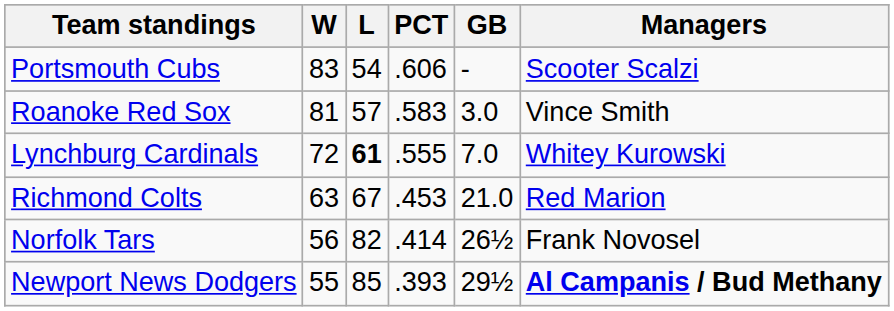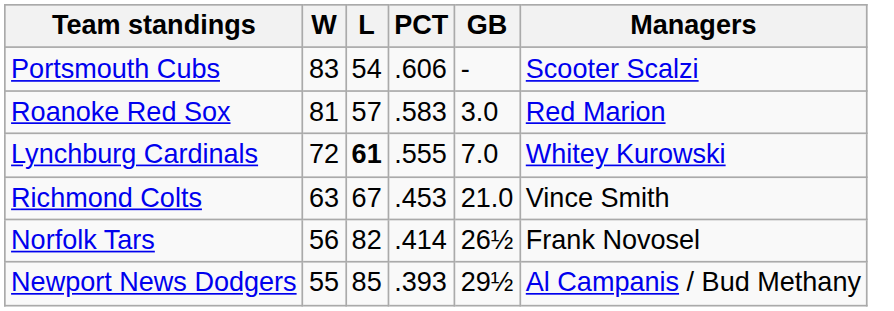(598, 111) Vince Smith -> (596, 111) Red Marion
(596, 197) Red Marion -> (598, 197) Vince Smith
(704, 283) bold -> (693, 283) normal
